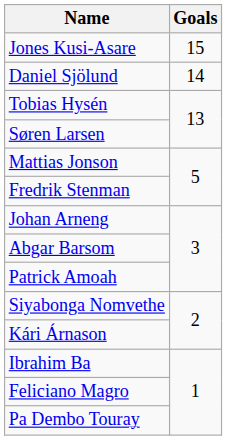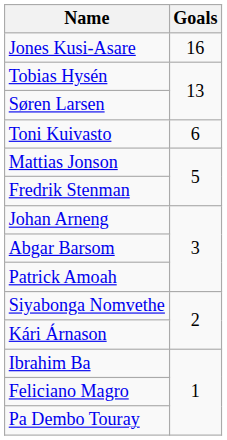(195, 47) 15 -> (195, 47) 16
- row: (63, 76)
+ row: (60, 133)
